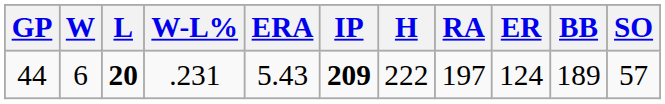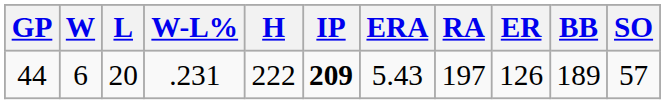columns swapped: (283, 27) <-> (406, 27)
(123, 74) bold -> (123, 74) normal
(521, 74) 124 -> (521, 74) 126
